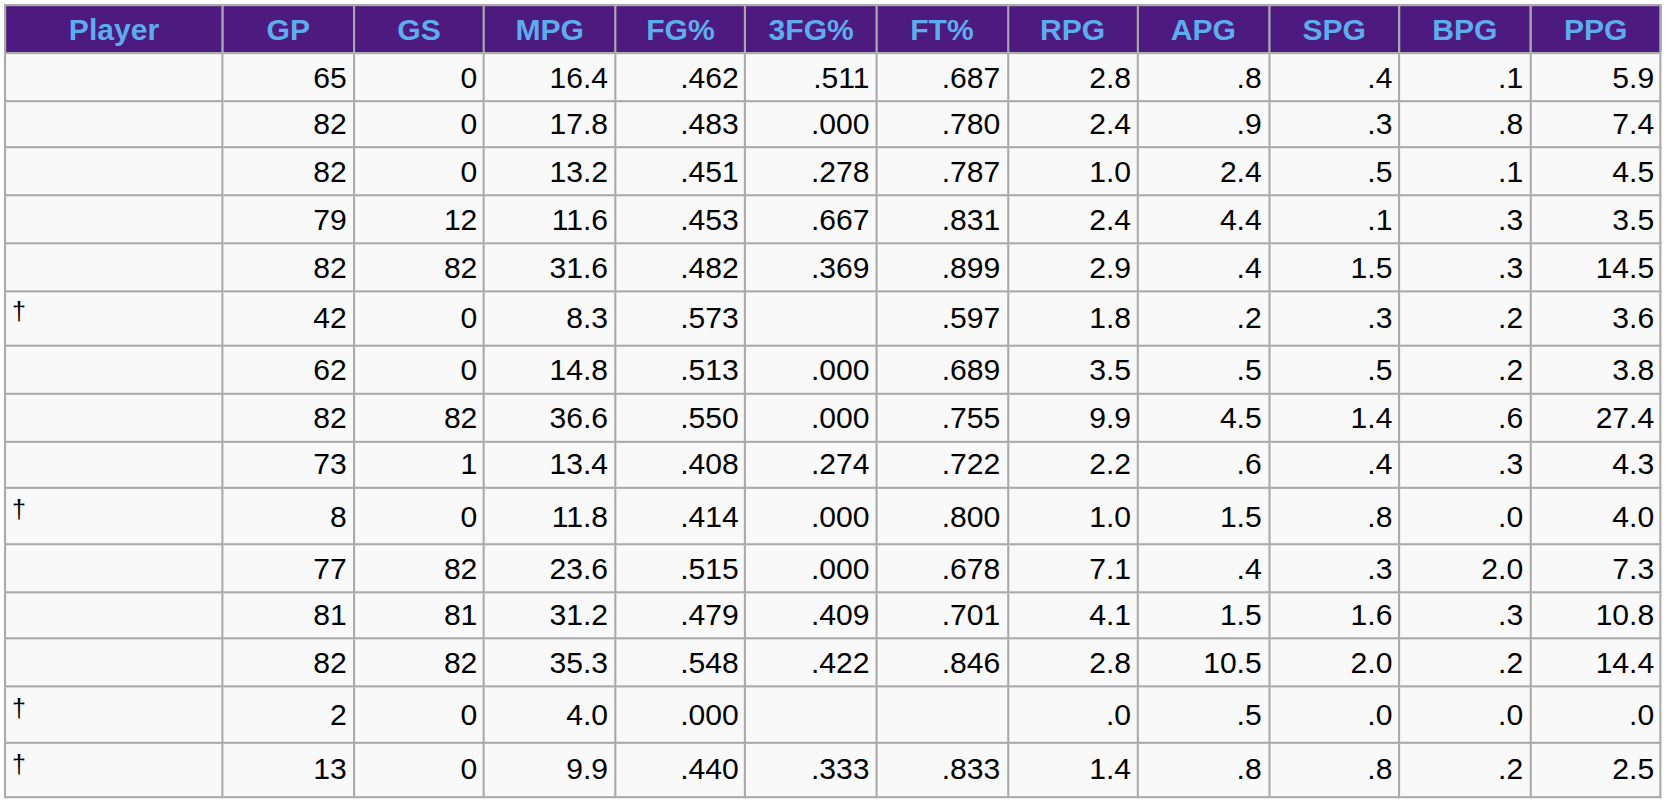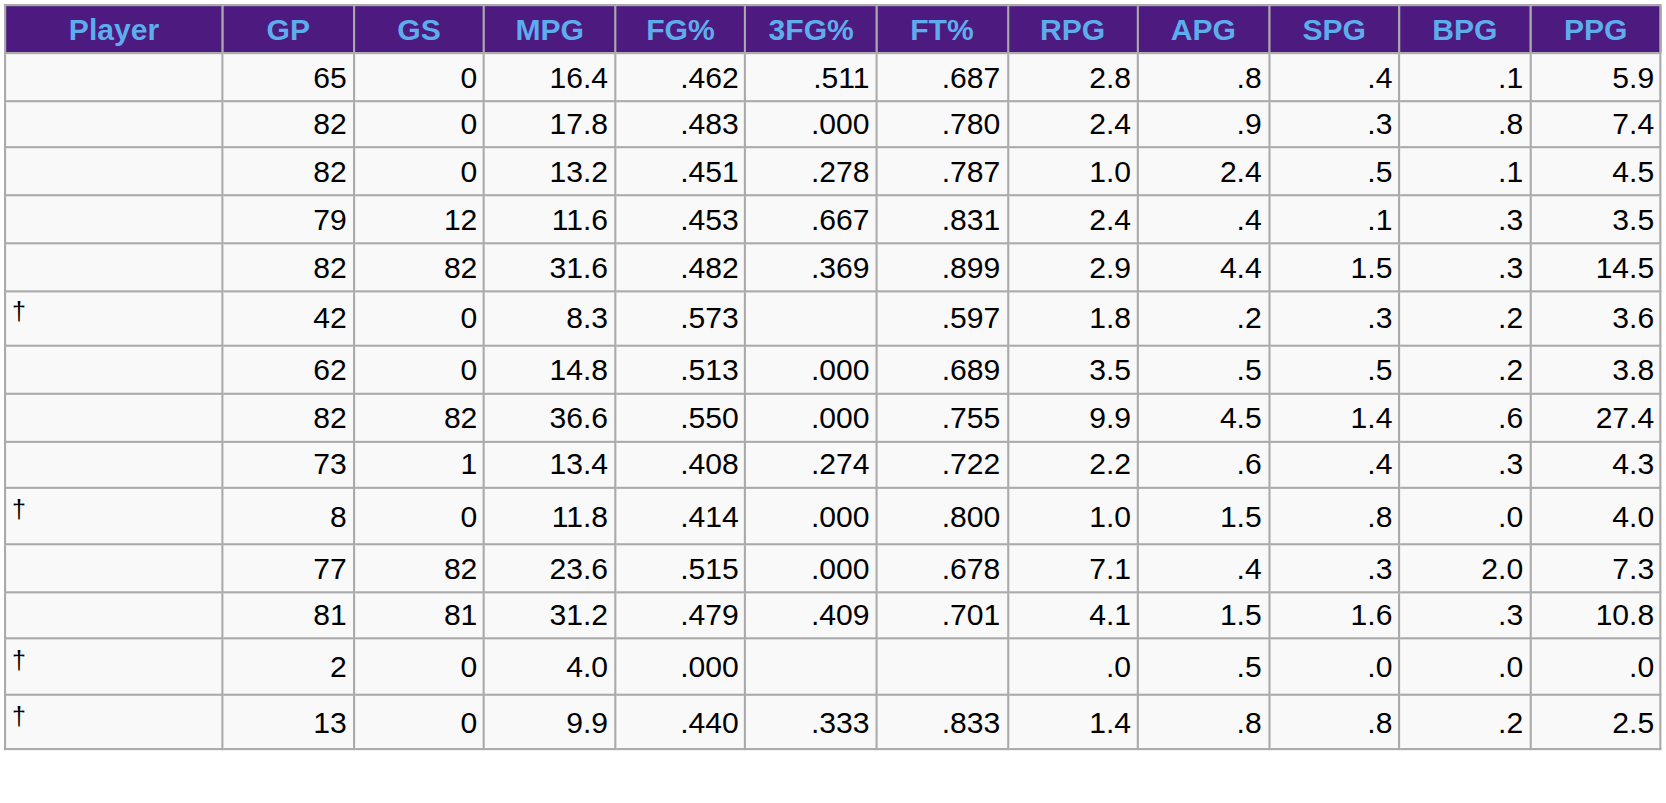(1241, 219) 4.4 -> (1249, 219) .4
(1249, 267) .4 -> (1241, 267) 4.4
- row: (579, 663)
